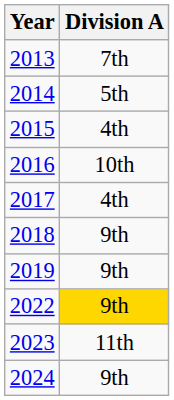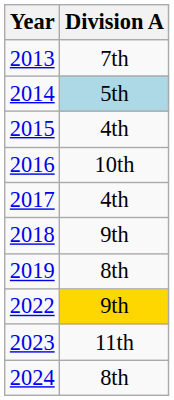(114, 93) no background -> (114, 93) lightblue background
(114, 270) 9th -> (114, 270) 8th
(114, 377) 9th -> (114, 377) 8th
